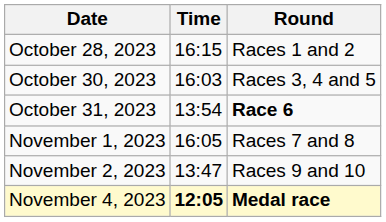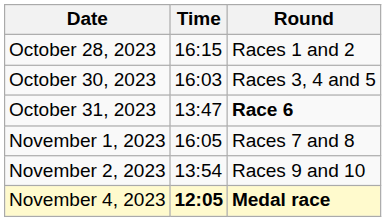(198, 110) 13:54 -> (198, 110) 13:47
(198, 170) 13:47 -> (198, 170) 13:54
